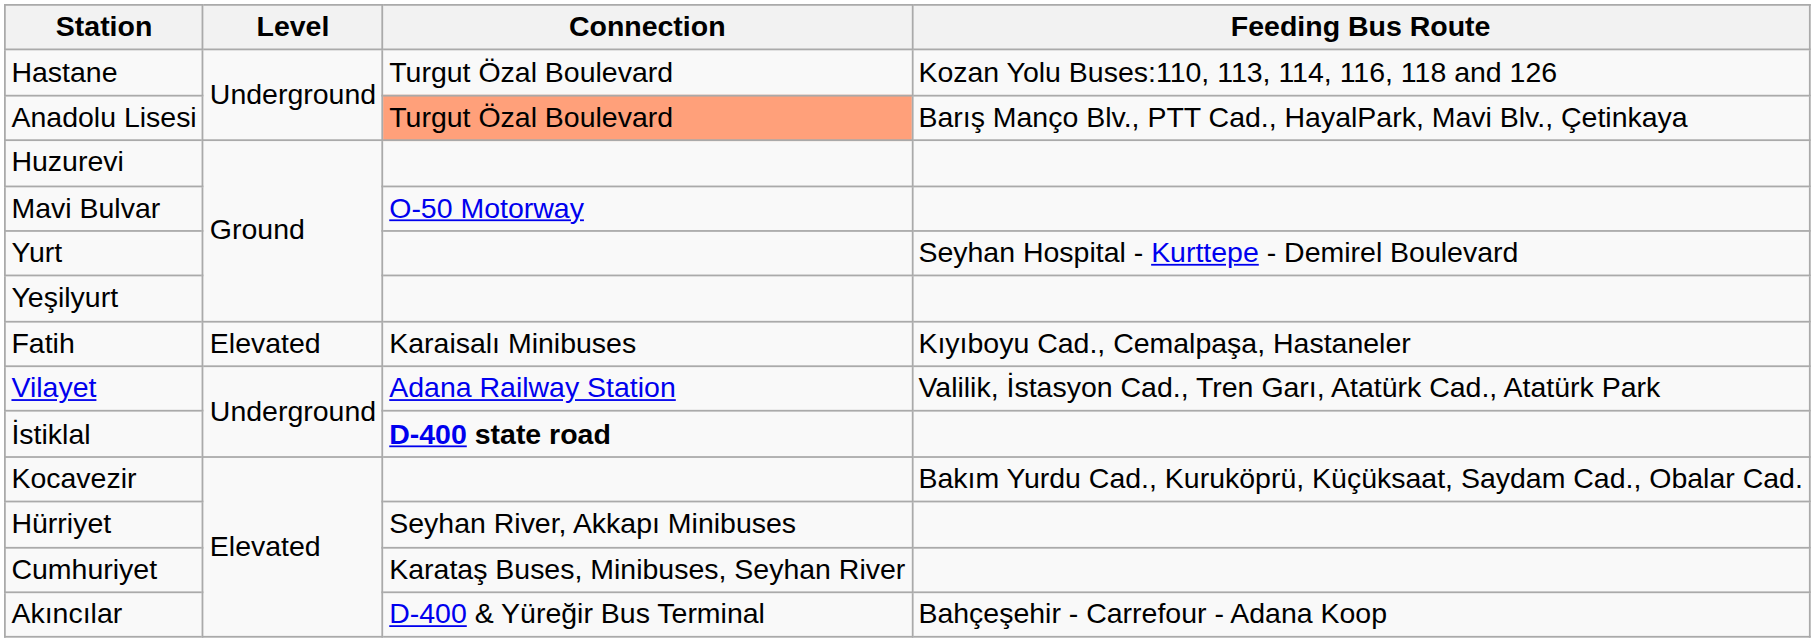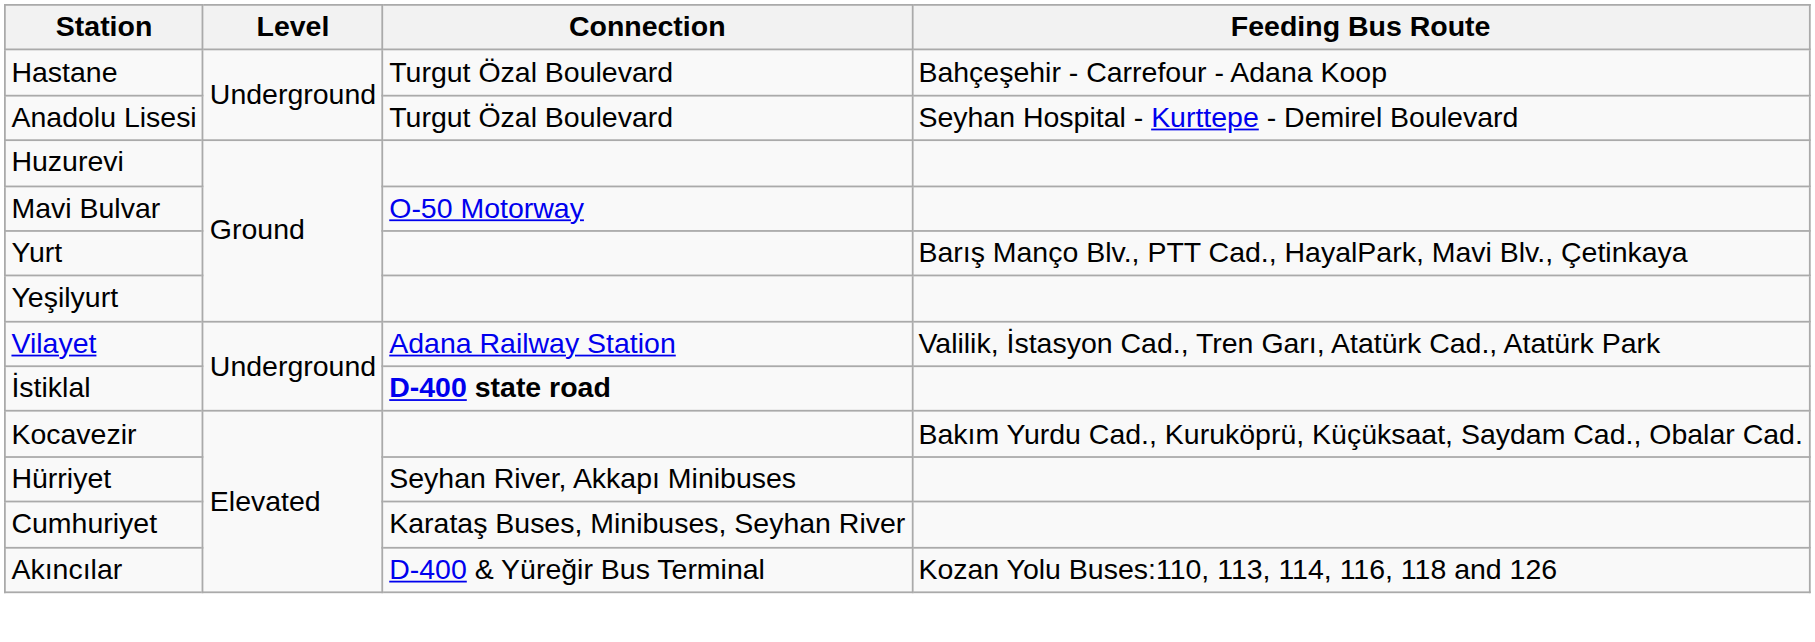(1238, 72) Kozan Yolu Buses:110, 113, 114, 116, 118 and 126 -> (1153, 72) Bahçeşehir - Carrefour - Adana Koop
(531, 117) lightsalmon background -> (531, 117) no background
(1303, 117) Barış Manço Blv., PTT Cad., HayalPark, Mavi Blv., Çetinkaya -> (1218, 117) Seyhan Hospital - Kurttepe - Demirel Boulevard
(1218, 252) Seyhan Hospital - Kurttepe - Demirel Boulevard -> (1303, 252) Barış Manço Blv., PTT Cad., HayalPark, Mavi Blv., Çetinkaya
- row: (43, 343)
(1153, 614) Bahçeşehir - Carrefour - Adana Koop -> (1238, 569) Kozan Yolu Buses:110, 113, 114, 116, 118 and 126
